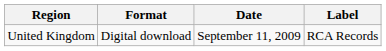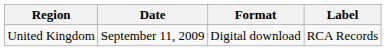columns swapped: (249, 14) <-> (146, 14)
